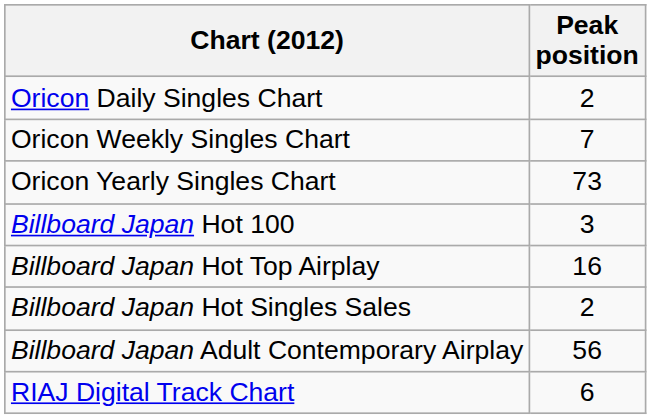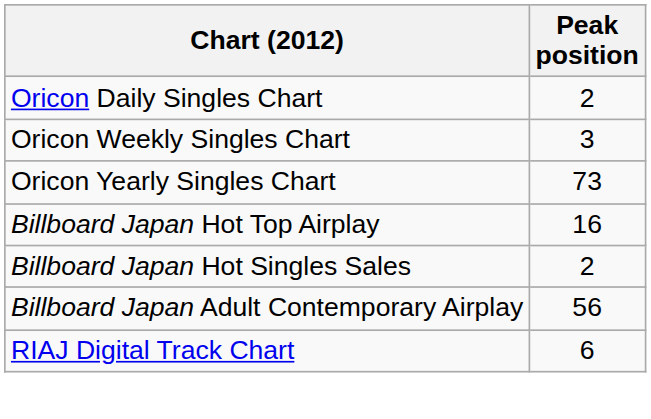(587, 139) 7 -> (587, 139) 3
- row: (153, 223)
